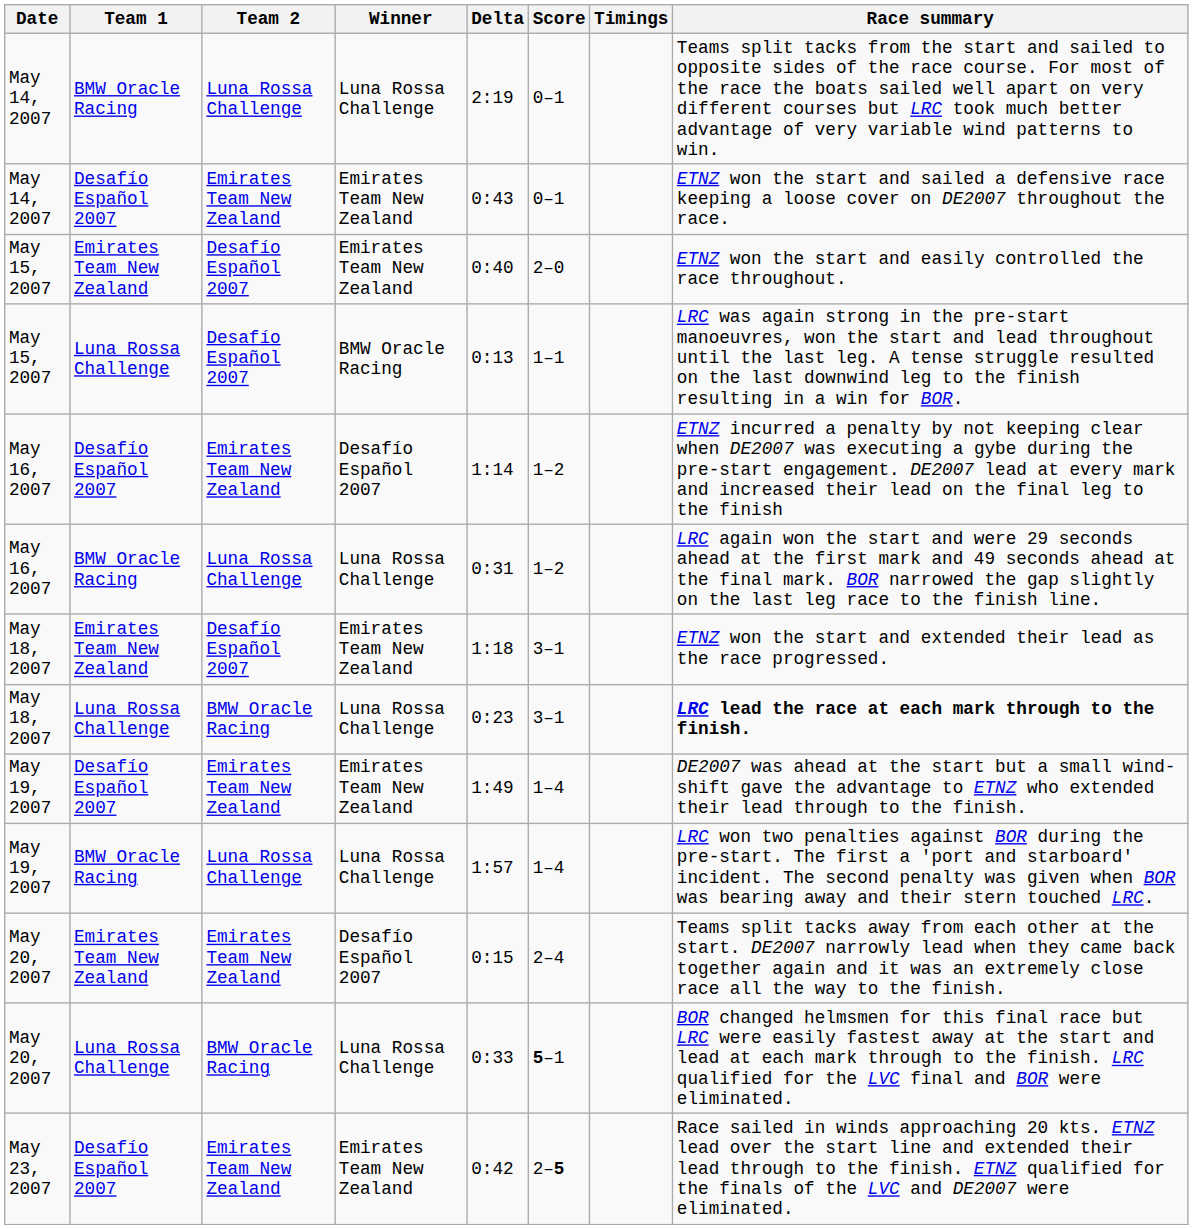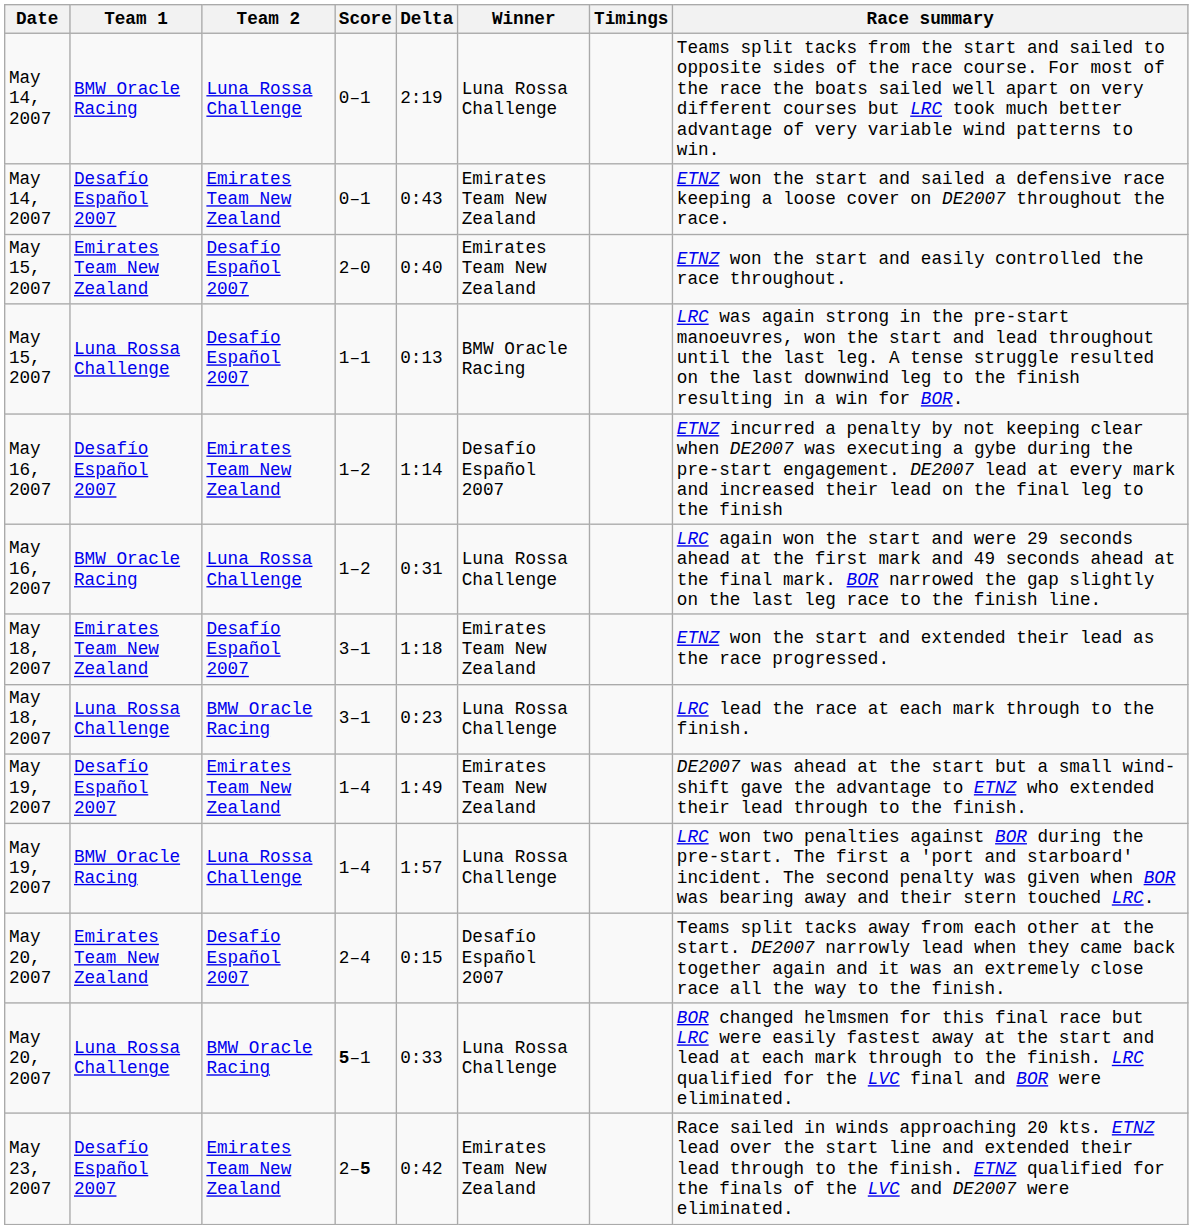columns swapped: (401, 19) <-> (559, 19)
(916, 719) bold -> (916, 719) normal
(249, 958) Emirates Team New Zealand -> (244, 958) Desafío Español 2007
